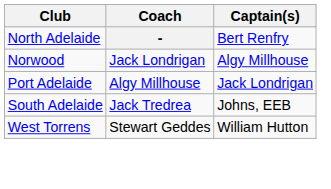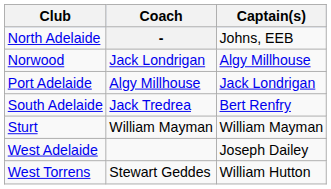(253, 38) Bert Renfry -> (256, 38) Johns, EEB
(254, 105) Johns, EEB -> (255, 105) Bert Renfry
+ row: (23, 128)
+ row: (53, 150)
